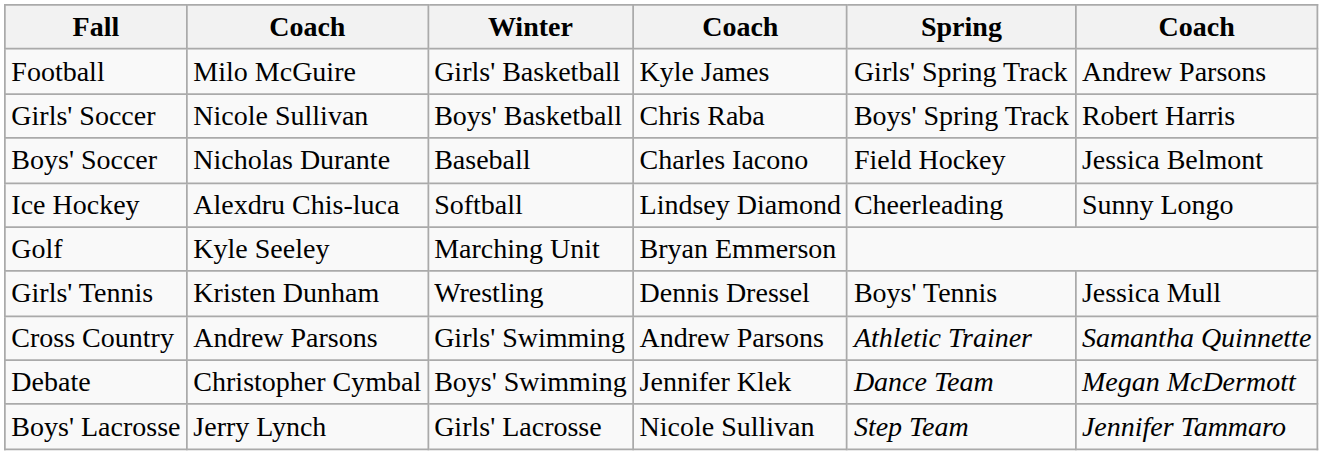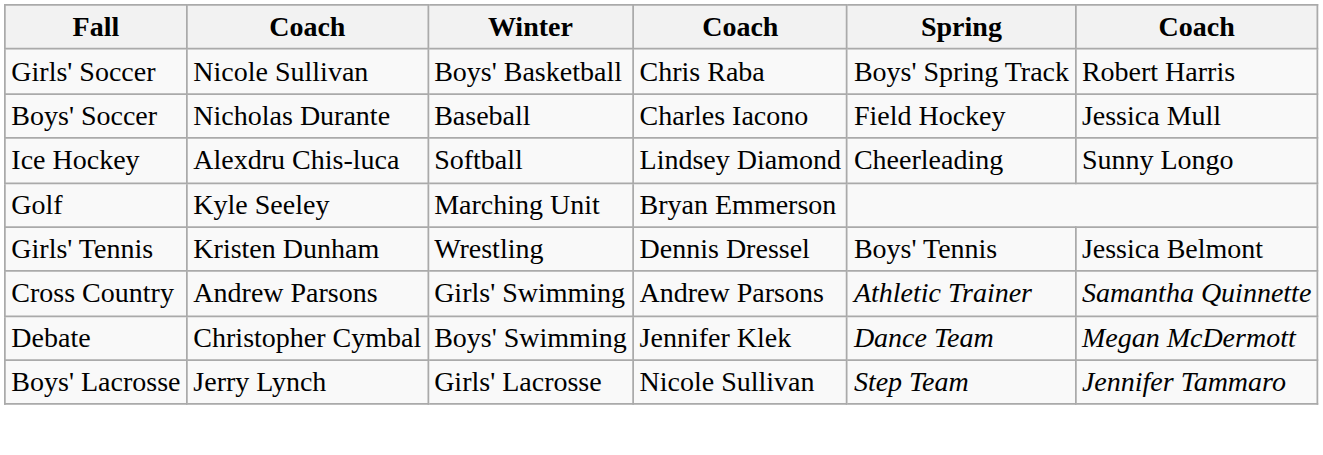- row: (58, 71)
(1172, 159) Jessica Belmont -> (1151, 115) Jessica Mull
(1151, 293) Jessica Mull -> (1172, 248) Jessica Belmont
